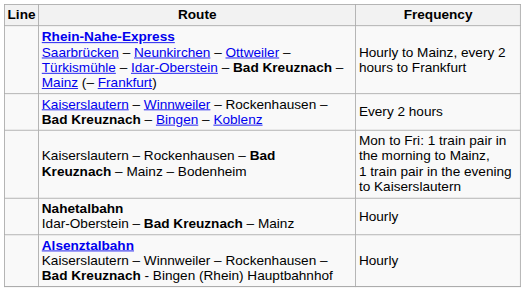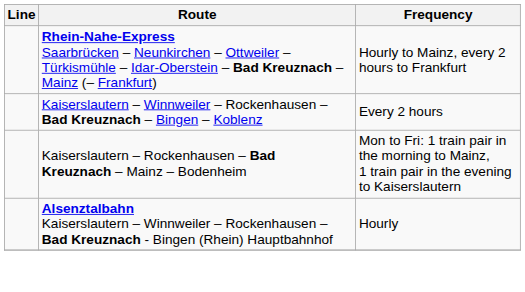- row: (168, 216)
